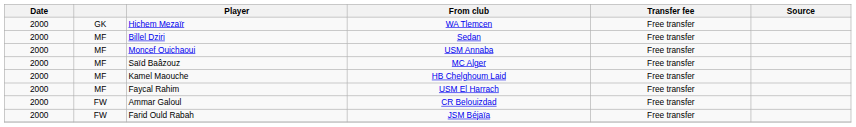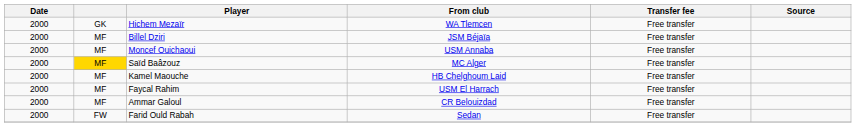(469, 37) Sedan -> (469, 37) JSM Béjaïa
(100, 63) no background -> (100, 63) gold background
(100, 102) FW -> (100, 102) MF
(469, 115) JSM Béjaïa -> (469, 115) Sedan
